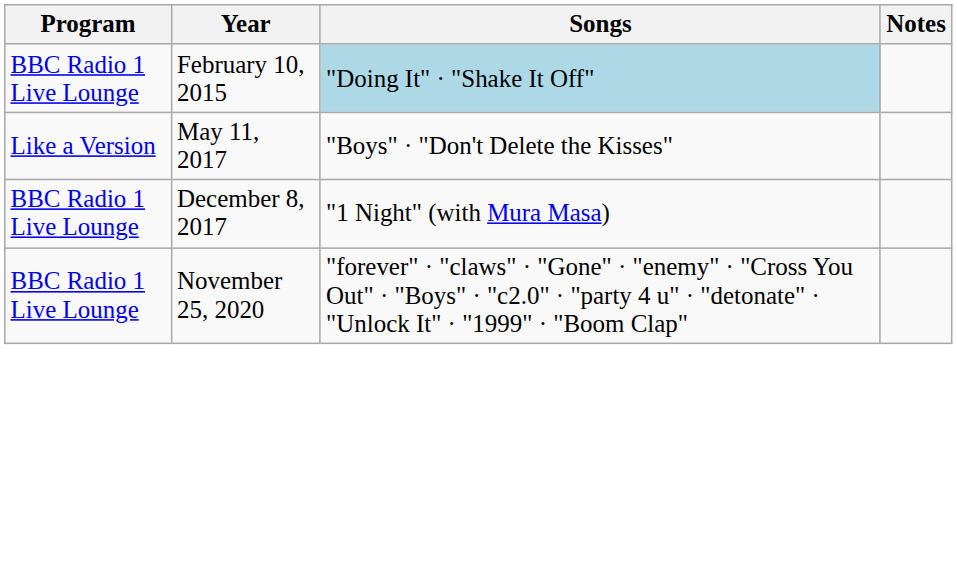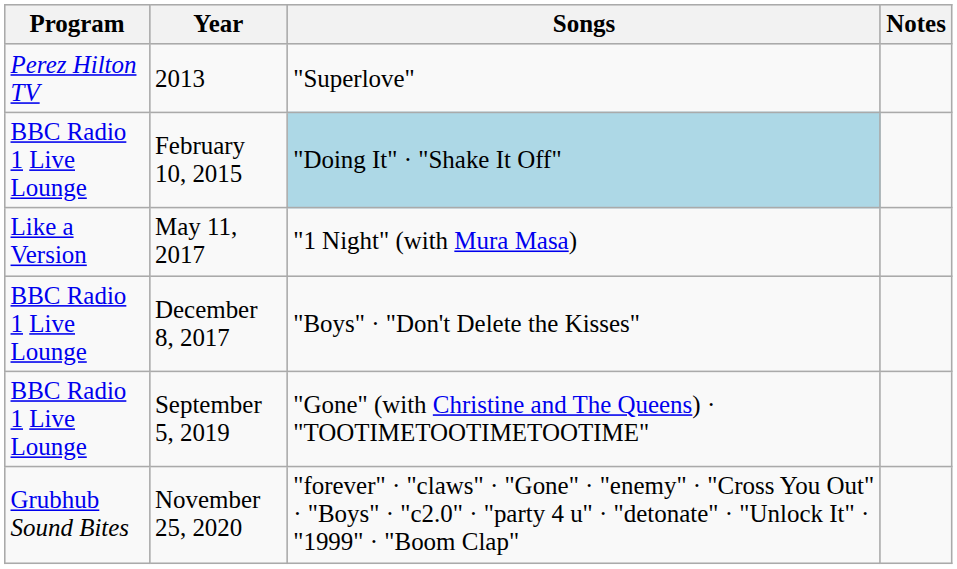+ row: (180, 77)
(499, 145) "Boys" · "Don't Delete the Kisses" -> (435, 241) "1 Night" (with Mura Masa)
(468, 213) "1 Night" (with Mura Masa) -> (467, 323) "Boys" · "Don't Delete the Kisses"
+ row: (208, 418)
(78, 294) BBC Radio 1 Live Lounge -> (70, 514) Grubhub Sound Bites
